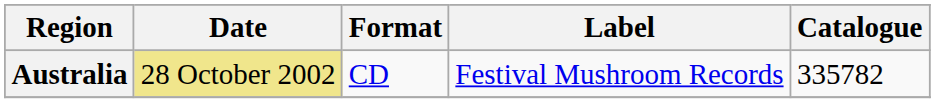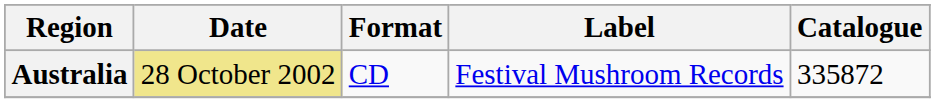(840, 73) 335782 -> (840, 73) 335872
